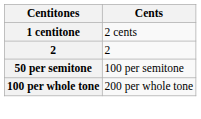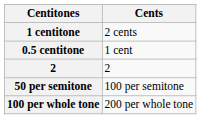+ row: (53, 50)
